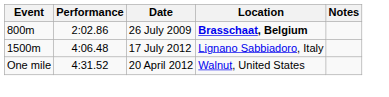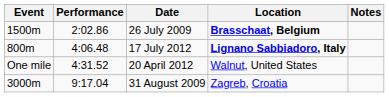(21, 30) 800m -> (24, 30) 1500m
(24, 48) 1500m -> (21, 48) 800m
(261, 48) normal -> (278, 48) bold
+ row: (167, 83)
